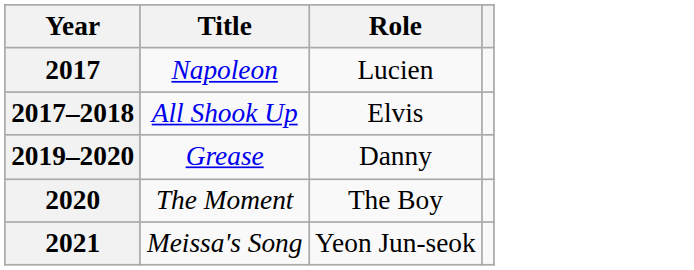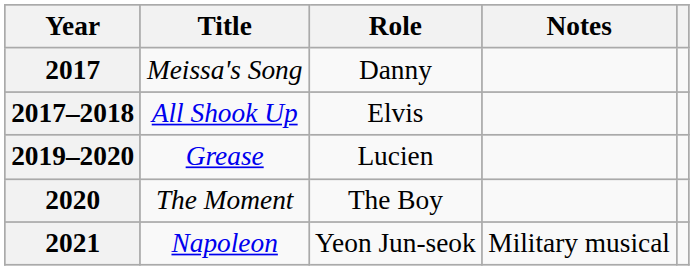+ column: (579, 26)
(225, 69) Napoleon -> (225, 69) Meissa's Song
(395, 69) Lucien -> (395, 69) Danny
(395, 156) Danny -> (395, 156) Lucien
(225, 243) Meissa's Song -> (225, 243) Napoleon
